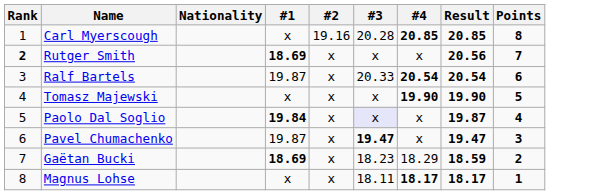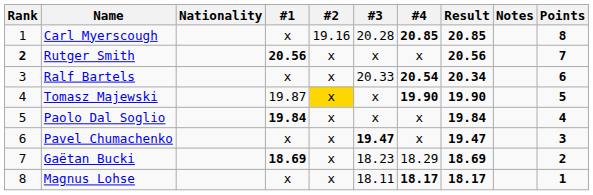+ column: (515, 15)
(287, 56) 18.69 -> (287, 56) 20.56
(287, 76) 19.87 -> (287, 76) x
(467, 76) 20.54 -> (467, 76) 20.34
(287, 97) x -> (287, 97) 19.87
(331, 97) no background -> (331, 97) gold background
(375, 118) lavender background -> (375, 118) no background
(467, 118) 19.87 -> (467, 118) 19.84
(287, 138) 19.87 -> (287, 138) x
(467, 159) 18.59 -> (467, 159) 18.69
